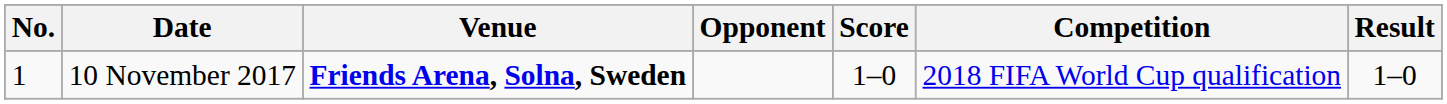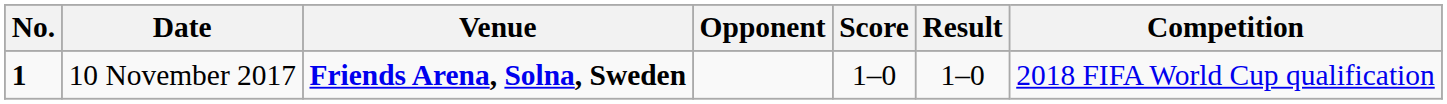columns swapped: (1395, 27) <-> (1132, 27)
(19, 74) normal -> (19, 74) bold
